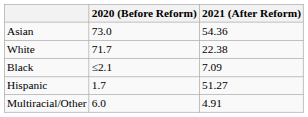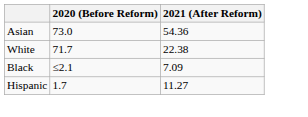(215, 85) 51.27 -> (176, 85) 11.27
- row: (47, 103)
